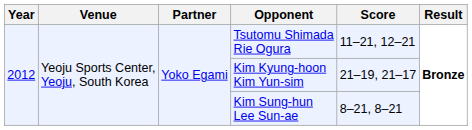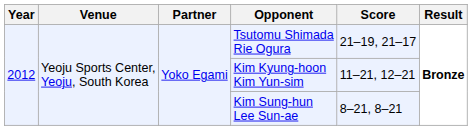(378, 41) 11–21, 12–21 -> (378, 41) 21–19, 21–17
(378, 75) 21–19, 21–17 -> (378, 75) 11–21, 12–21
